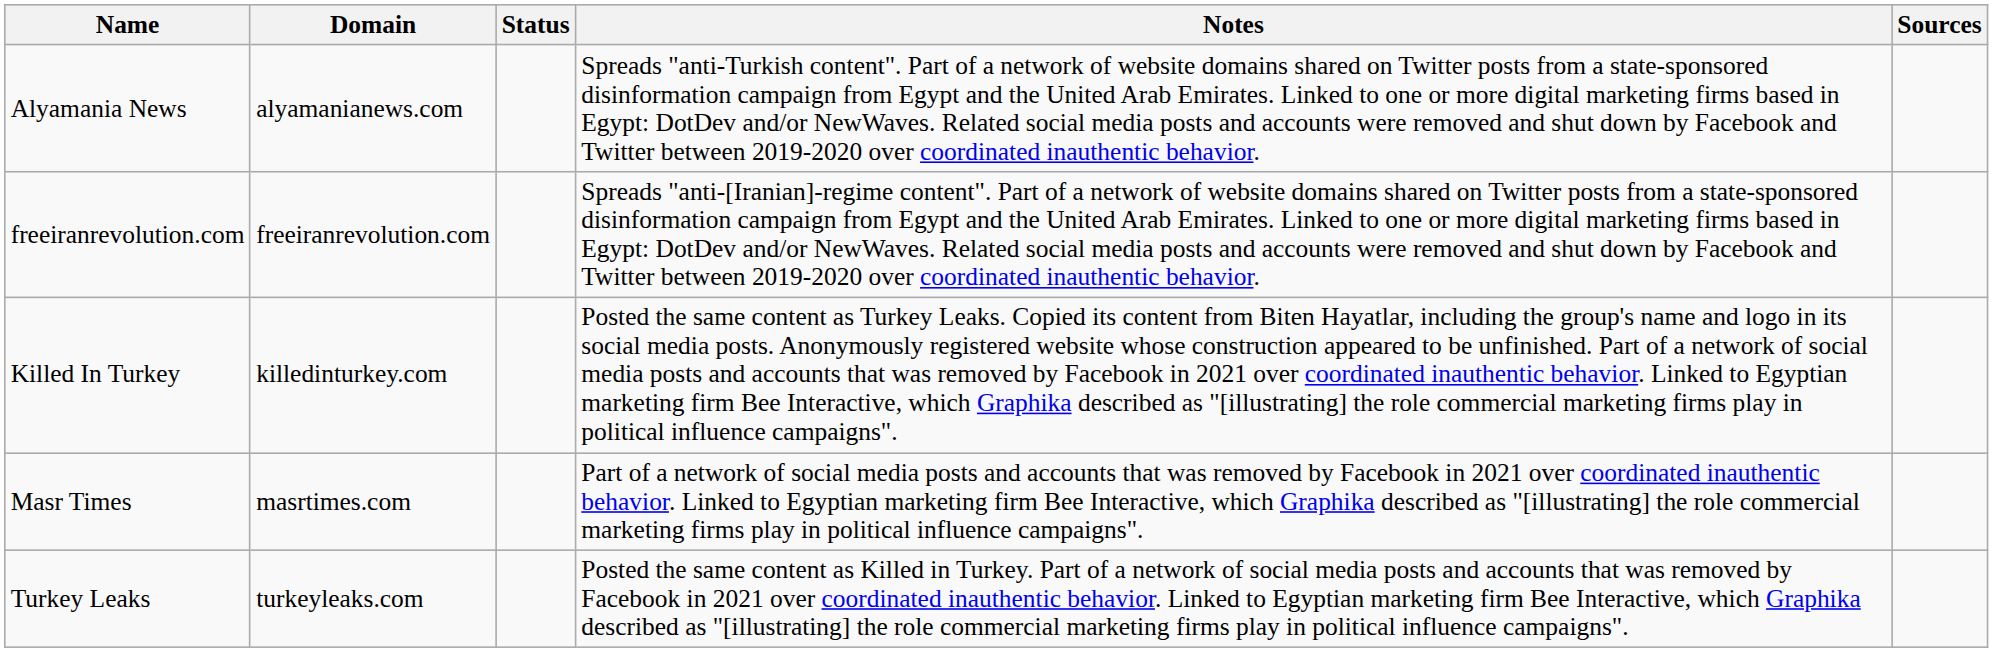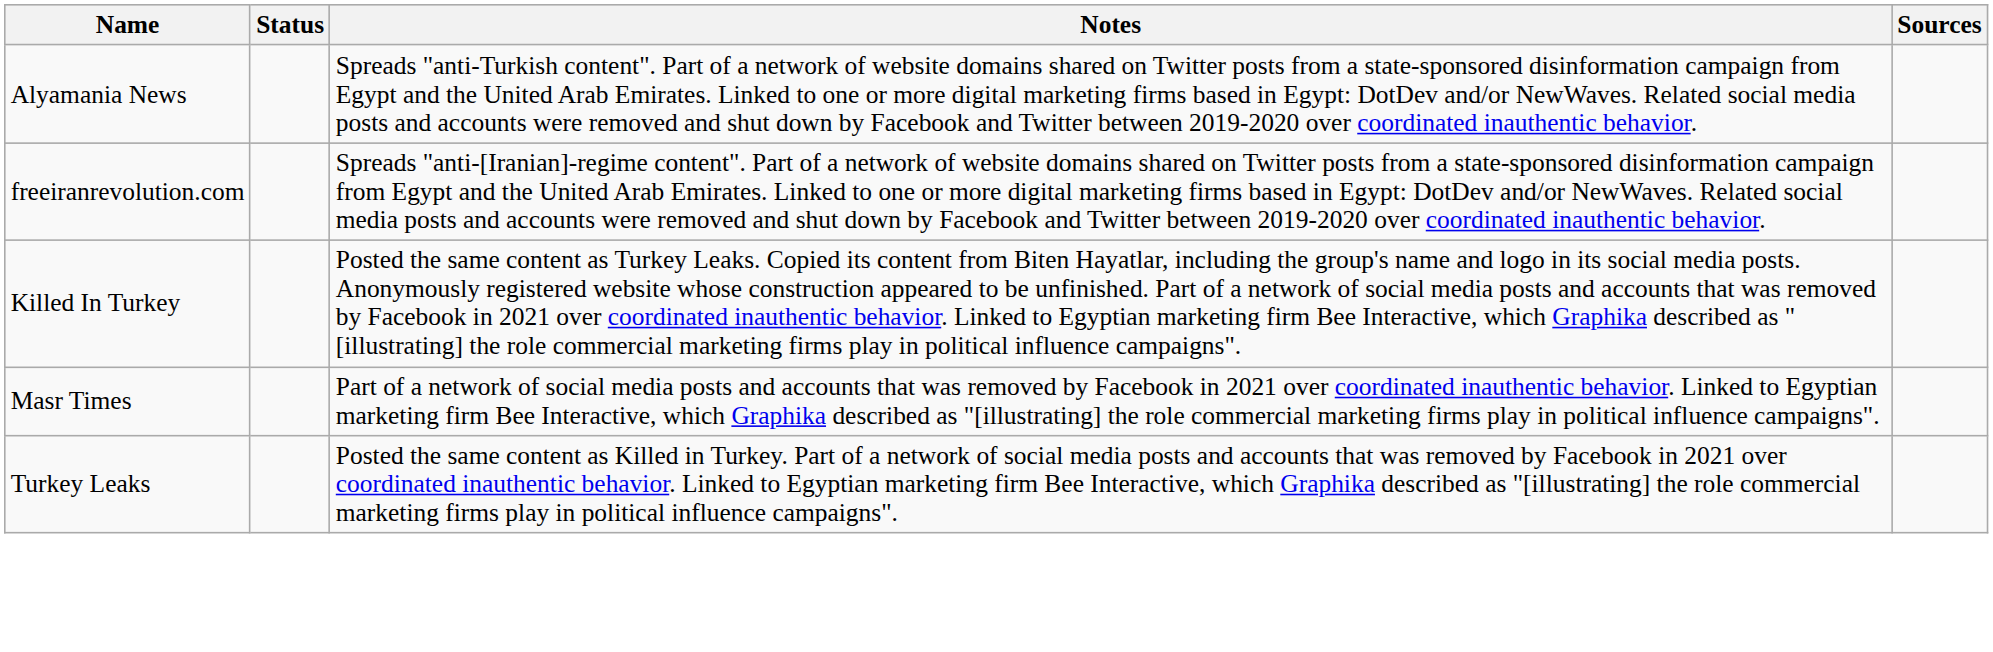- column: (373, 24)
